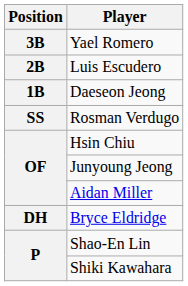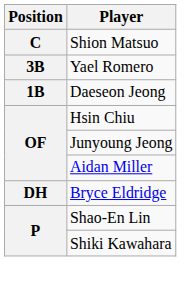+ row: (114, 42)
- row: (116, 67)
- row: (125, 117)
